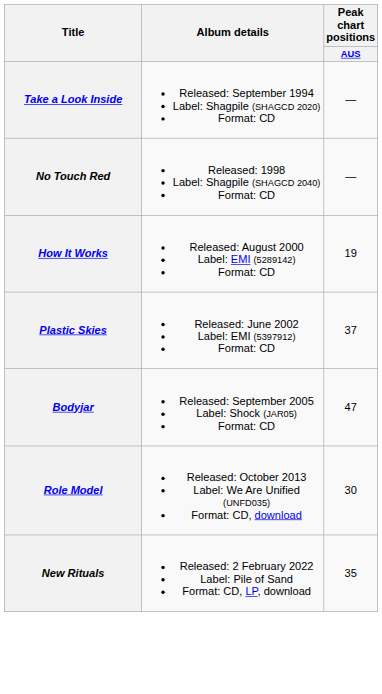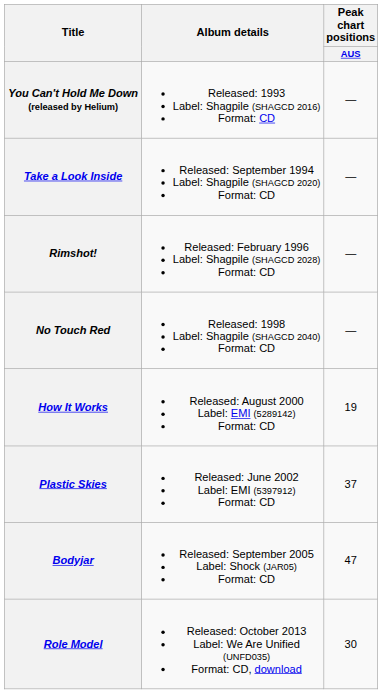+ row: (73, 100)
+ row: (73, 253)
- row: (73, 573)
